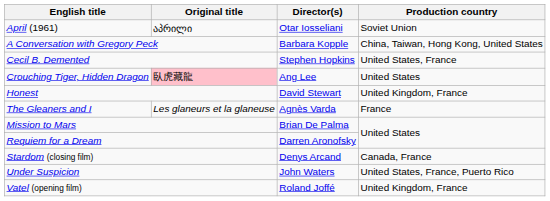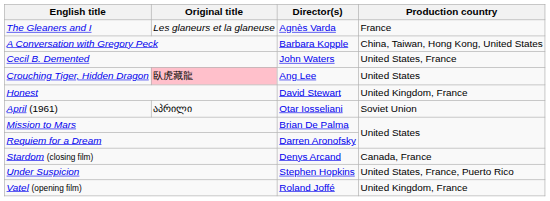rows swapped: (32, 28) <-> (49, 109)
(317, 60) Stephen Hopkins -> (307, 59) John Waters
(307, 172) John Waters -> (317, 172) Stephen Hopkins
